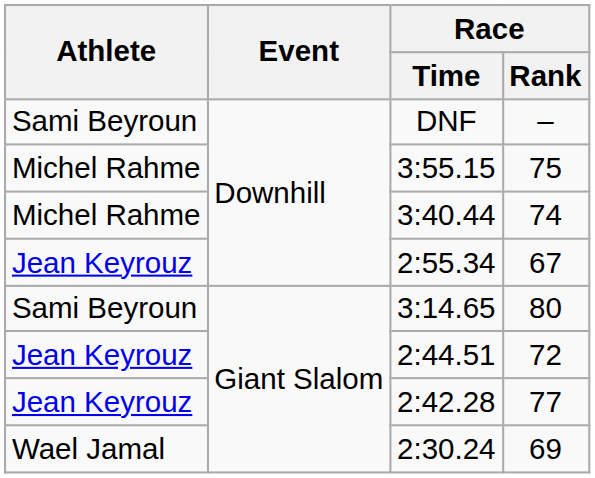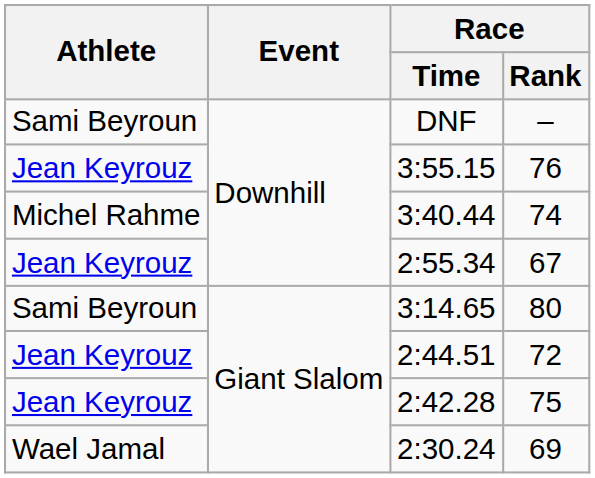(106, 169) Michel Rahme -> (102, 169) Jean Keyrouz
(545, 169) 75 -> (545, 169) 76
(545, 402) 77 -> (545, 402) 75
